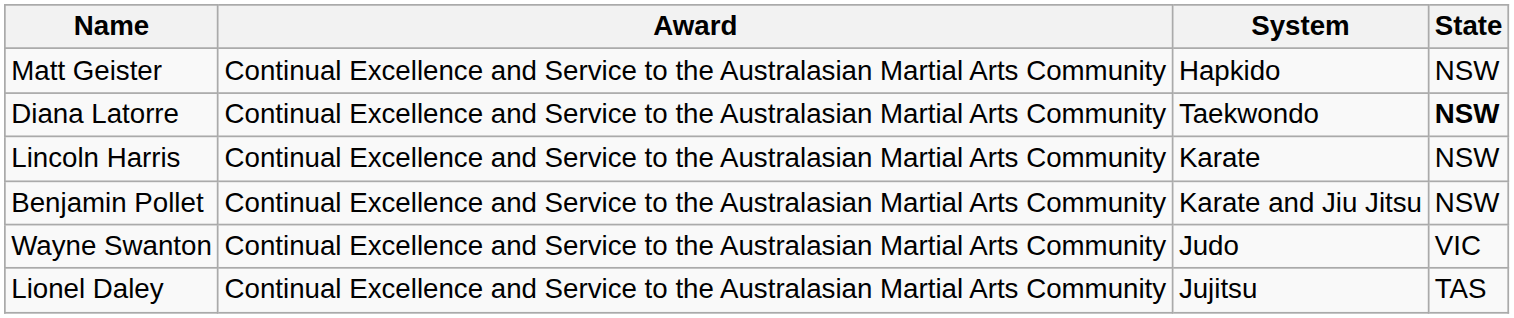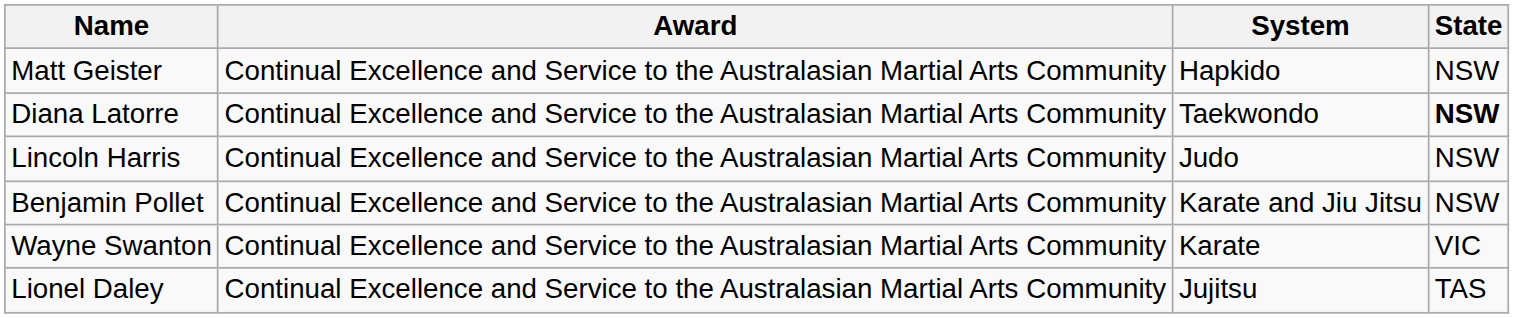(1220, 158) Karate -> (1209, 158) Judo
(1209, 245) Judo -> (1220, 245) Karate
